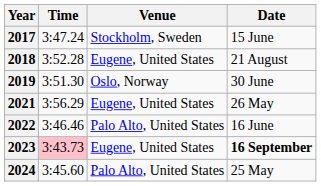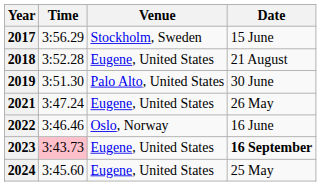(63, 37) 3:47.24 -> (63, 37) 3:56.29
(130, 81) Oslo, Norway -> (157, 81) Palo Alto, United States
(63, 103) 3:56.29 -> (63, 103) 3:47.24
(157, 125) Palo Alto, United States -> (130, 125) Oslo, Norway
(157, 170) Palo Alto, United States -> (152, 170) Eugene, United States
